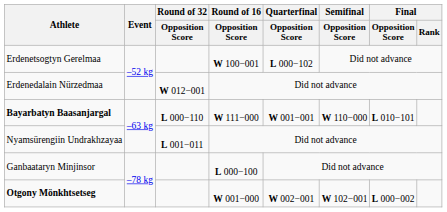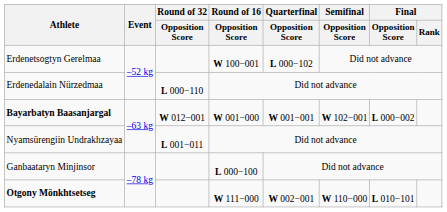(182, 91) W 012−001 -> (182, 91) L 000−110
(182, 118) L 000−110 -> (182, 118) W 012−001
(236, 118) W 111−000 -> (236, 118) W 001−000
(345, 118) W 110−000 -> (345, 118) W 102−001
(393, 118) L 010−101 -> (393, 118) L 000−002
(236, 199) W 001−000 -> (236, 199) W 111−000
(345, 199) W 102−001 -> (345, 199) W 110−000
(393, 199) L 000−002 -> (393, 199) L 010−101
